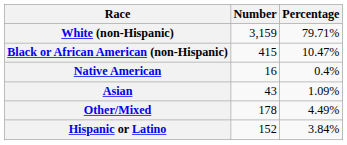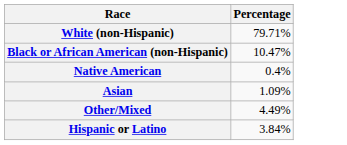- column: (255, 14)
